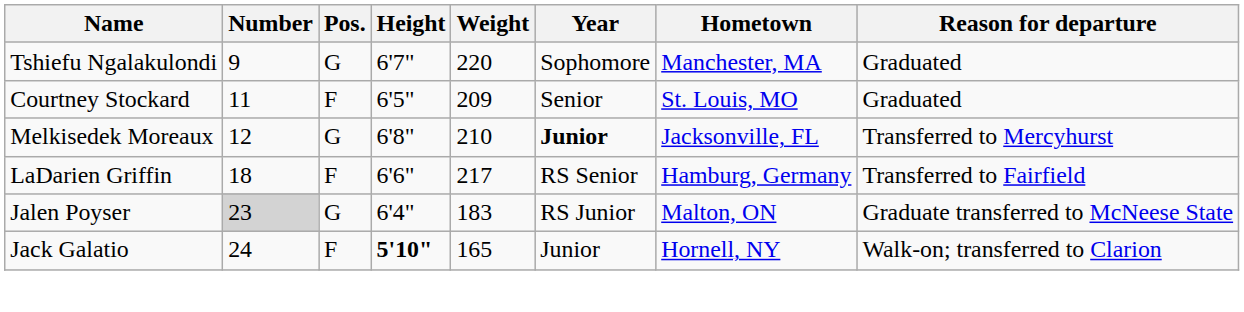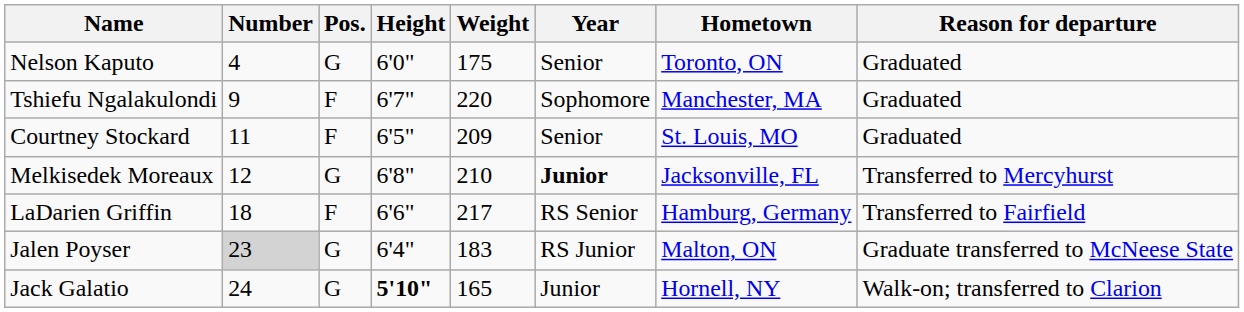+ row: (82, 61)
(332, 61) G -> (331, 99) F
(331, 250) F -> (332, 288) G
